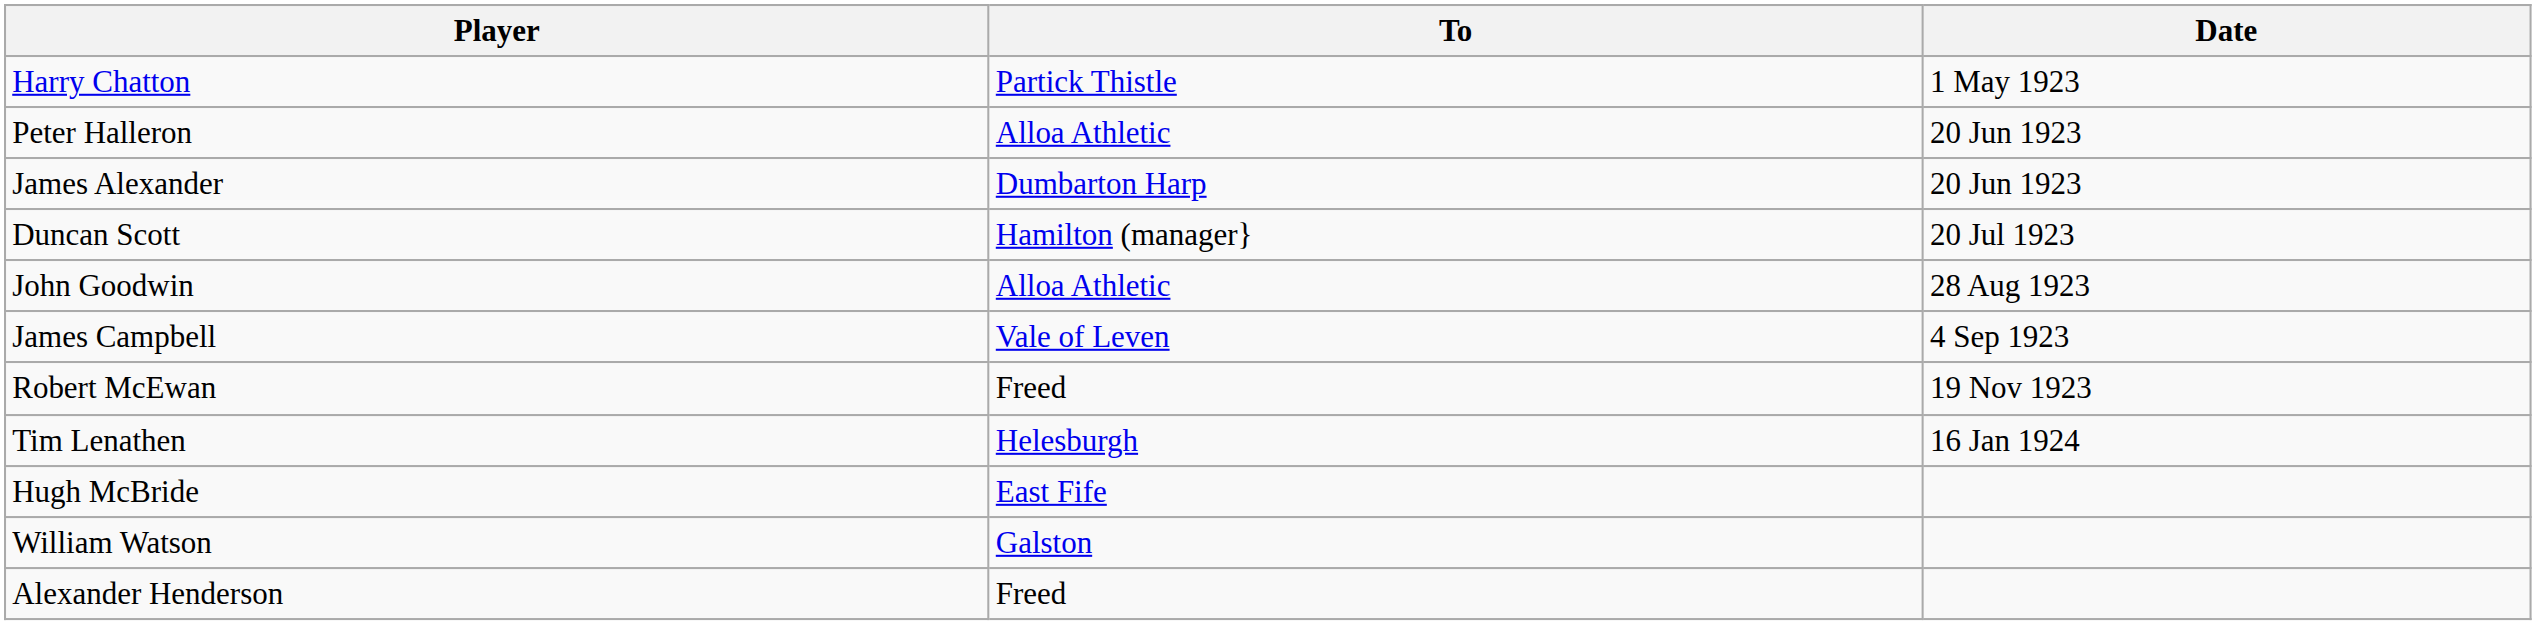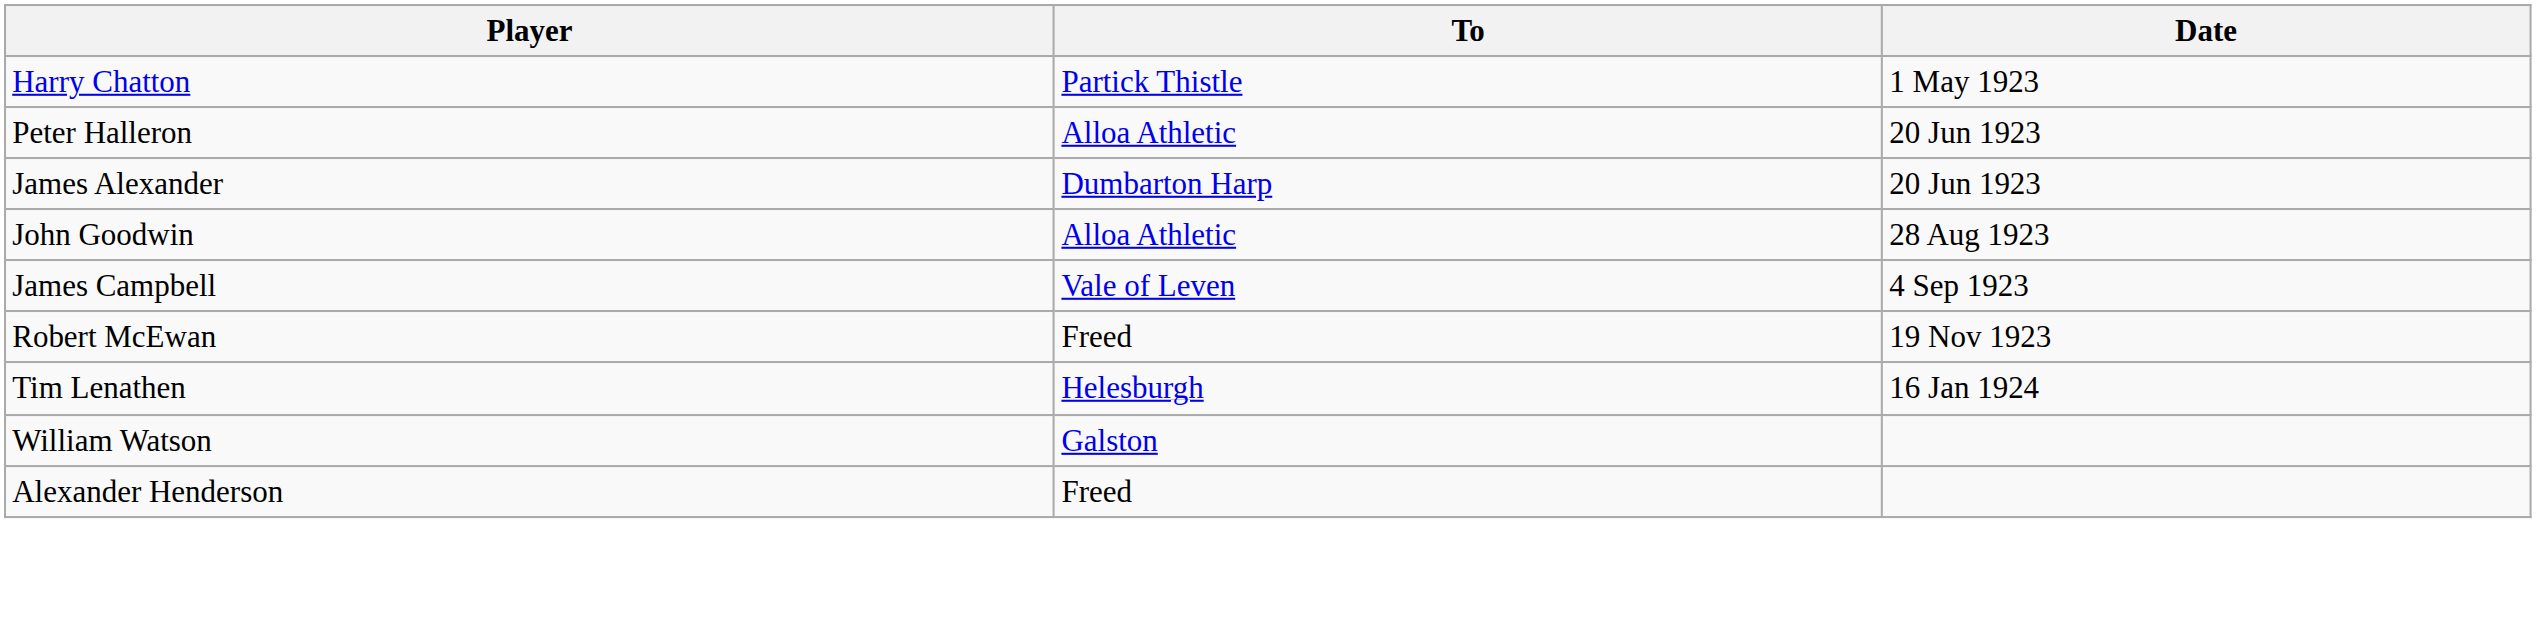- row: (96, 234)
- row: (106, 490)
